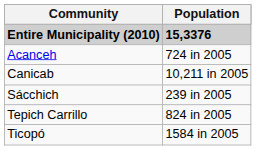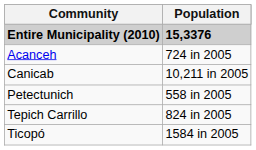+ row: (40, 94)
- row: (33, 94)
